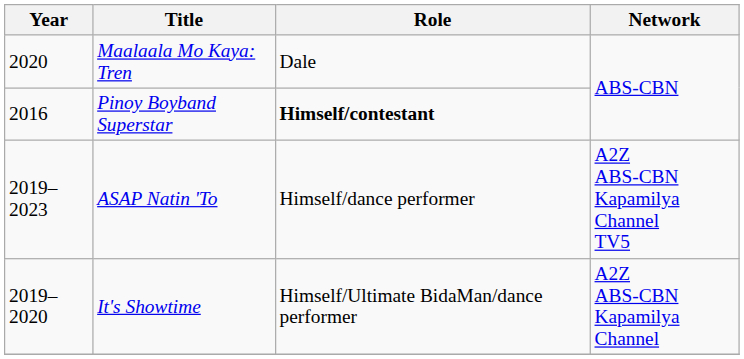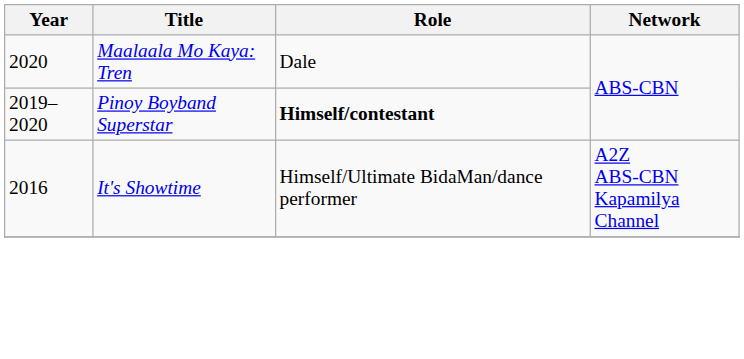(28, 113) 2016 -> (33, 113) 2019–2020
- row: (157, 199)
(33, 306) 2019–2020 -> (28, 188) 2016
